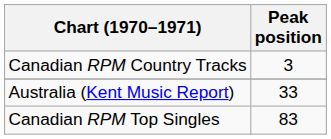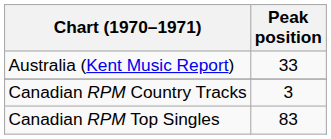rows swapped: (121, 92) <-> (128, 65)
